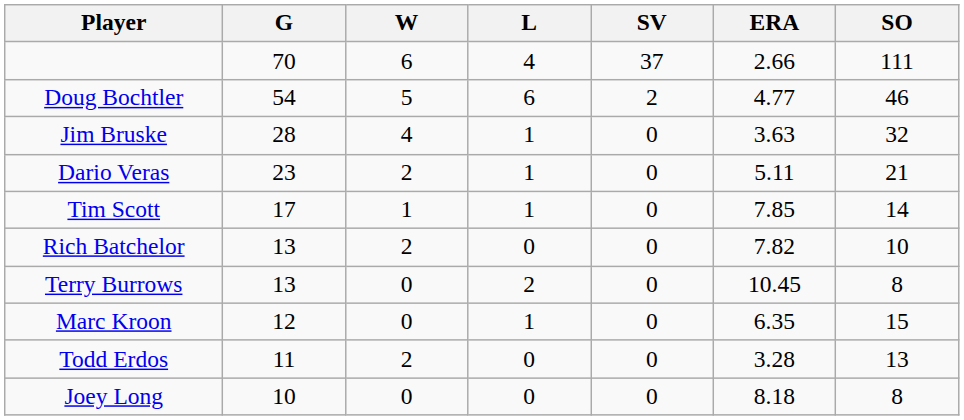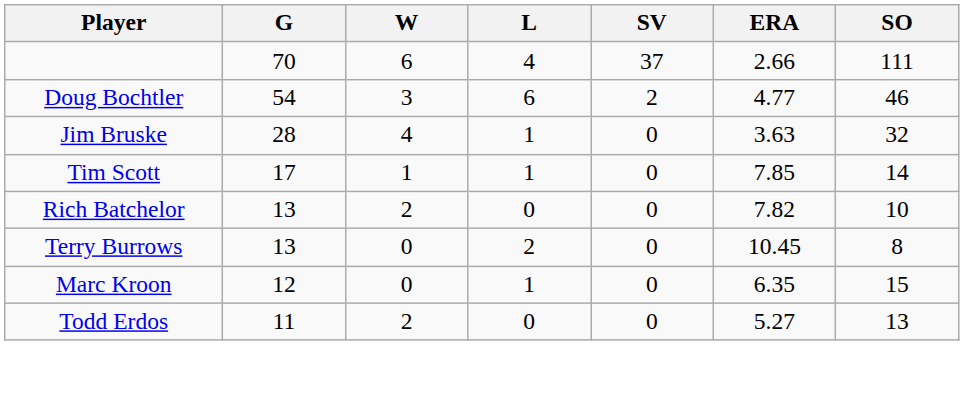(407, 97) 5 -> (407, 97) 3
- row: (114, 172)
(774, 358) 3.28 -> (774, 321) 5.27
- row: (114, 396)
